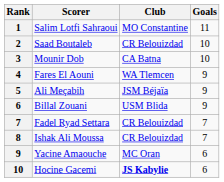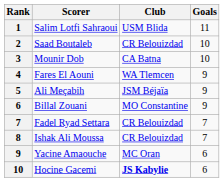(155, 28) MO Constantine -> (145, 28) USM Blida
(145, 106) USM Blida -> (155, 106) MO Constantine
